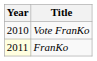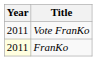(18, 30) 2010 -> (18, 30) 2011
